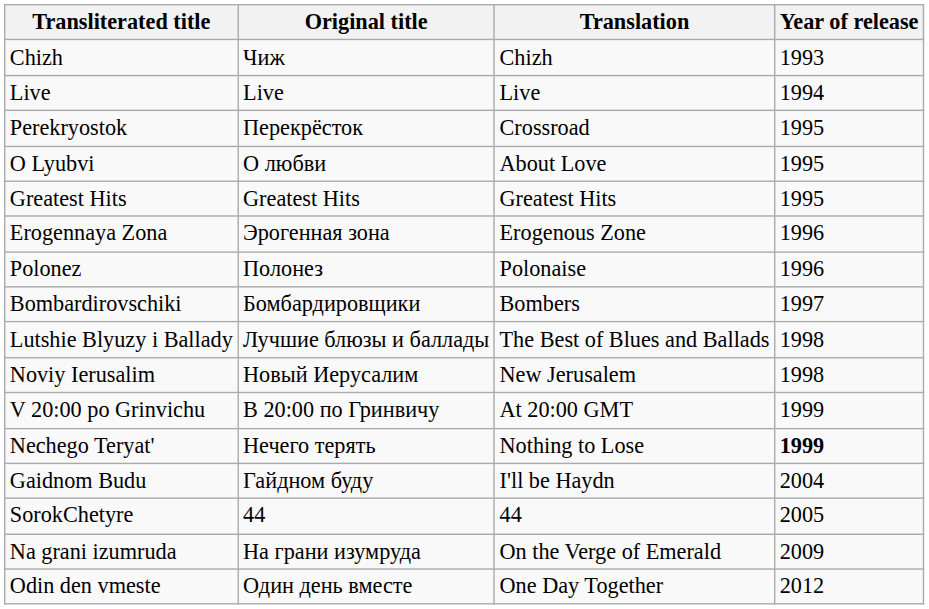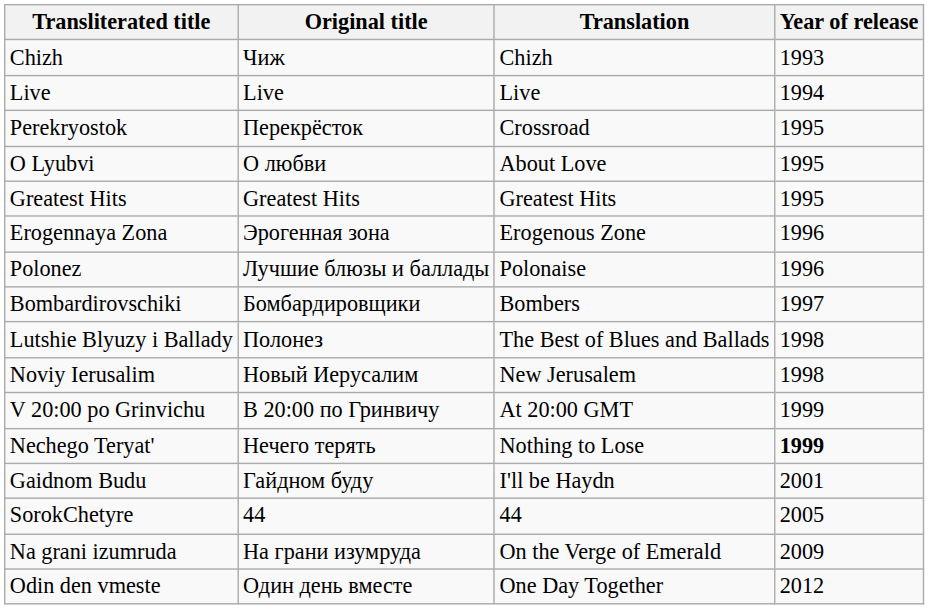(283, 269) Полонез -> (366, 269) Лучшие блюзы и баллады
(366, 339) Лучшие блюзы и баллады -> (283, 339) Полонез
(802, 480) 2004 -> (802, 480) 2001
